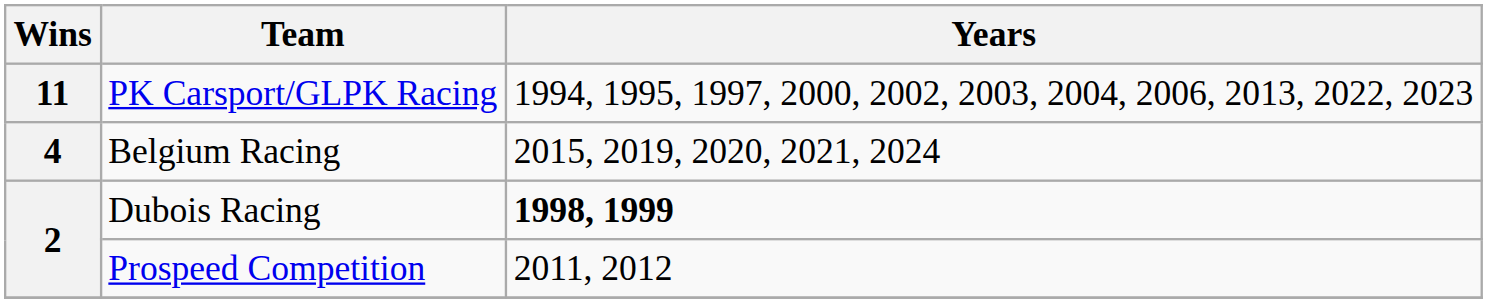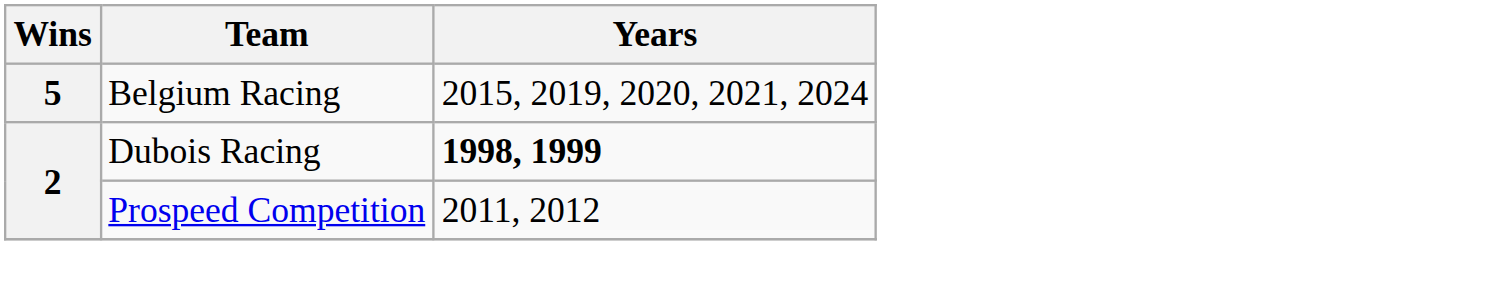- row: (303, 92)
(53, 151) 4 -> (53, 92) 5
